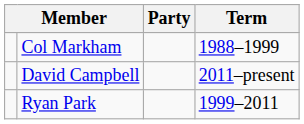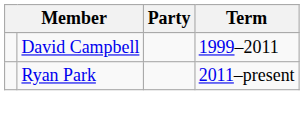- row: (71, 47)
(247, 75) 2011–present -> (239, 47) 1999–2011
(239, 103) 1999–2011 -> (247, 75) 2011–present
